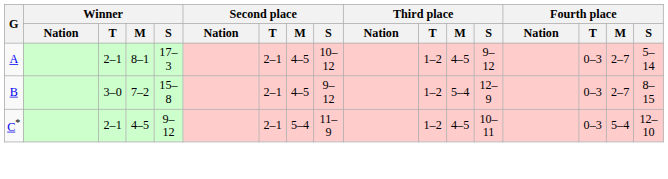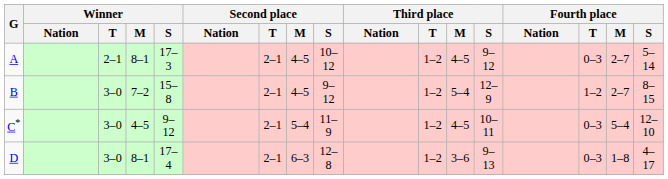(593, 92) 0–3 -> (593, 92) 1–2
(113, 125) 2–1 -> (113, 125) 3–0
+ row: (14, 158)
